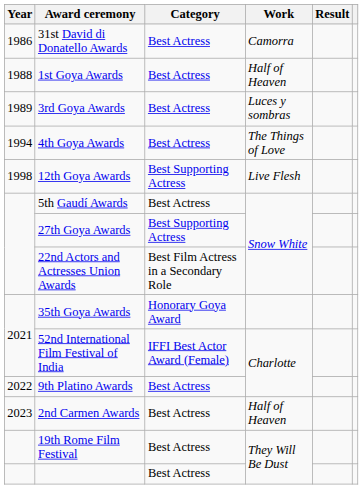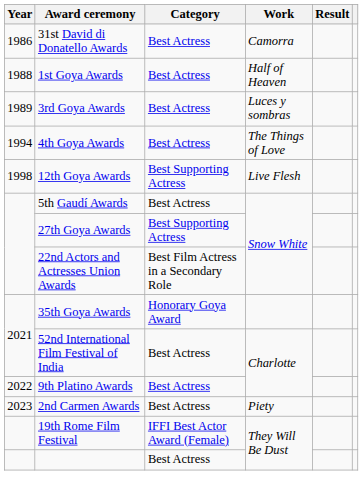(188, 352) IFFI Best Actor Award (Female) -> (179, 352) Best Actress
(267, 413) Half of Heaven -> (261, 406) Piety
(179, 447) Best Actress -> (188, 433) IFFI Best Actor Award (Female)
